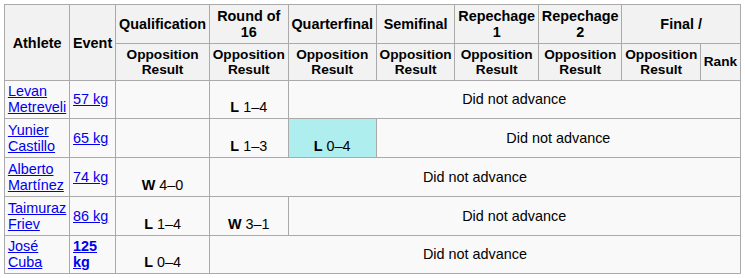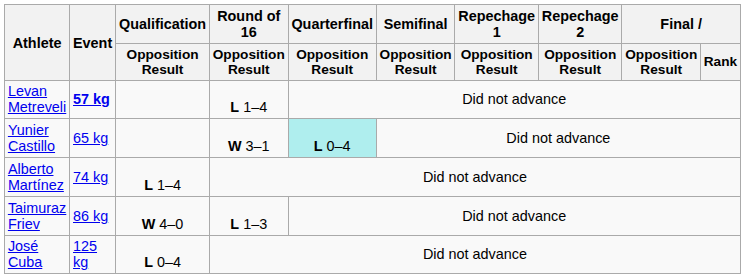(91, 99) normal -> (91, 99) bold
(249, 146) L 1–3 -> (249, 146) W 3–1
(163, 185) W 4–0 -> (163, 185) L 1–4
(163, 224) L 1–4 -> (163, 224) W 4–0
(249, 224) W 3–1 -> (249, 224) L 1–3
(85, 254) bold -> (85, 254) normal
